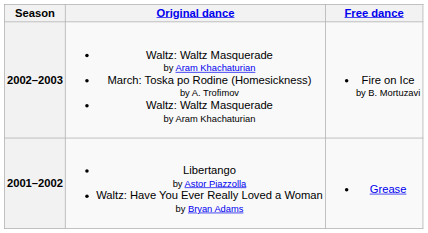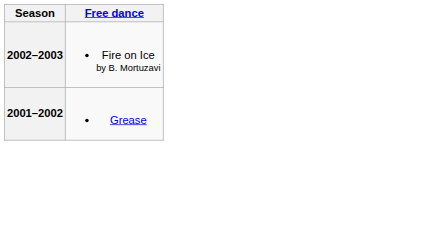- column: (195, 13)
